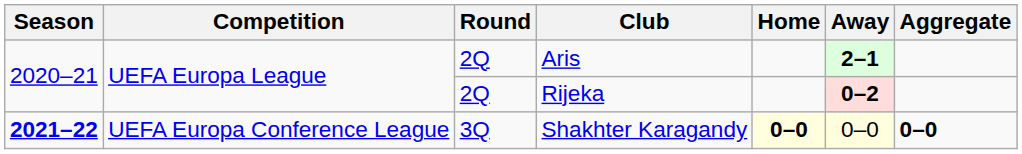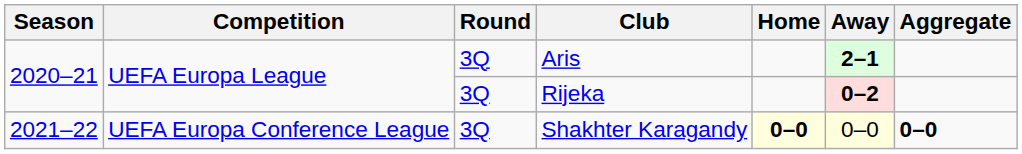(475, 58) 2Q -> (475, 58) 3Q
(475, 93) 2Q -> (475, 93) 3Q
(54, 129) bold -> (54, 129) normal
